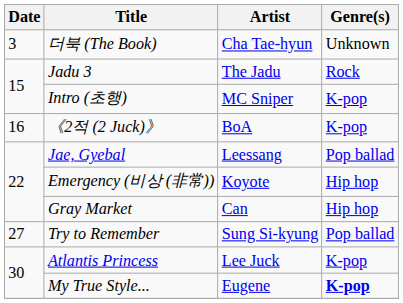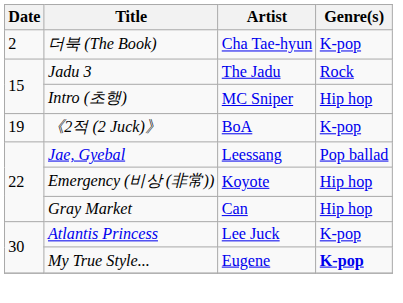(12, 44) 3 -> (12, 44) 2
(358, 44) Unknown -> (340, 44) K-pop
(346, 98) K-pop -> (346, 98) Hip hop
(16, 127) 16 -> (16, 127) 19
- row: (104, 234)
